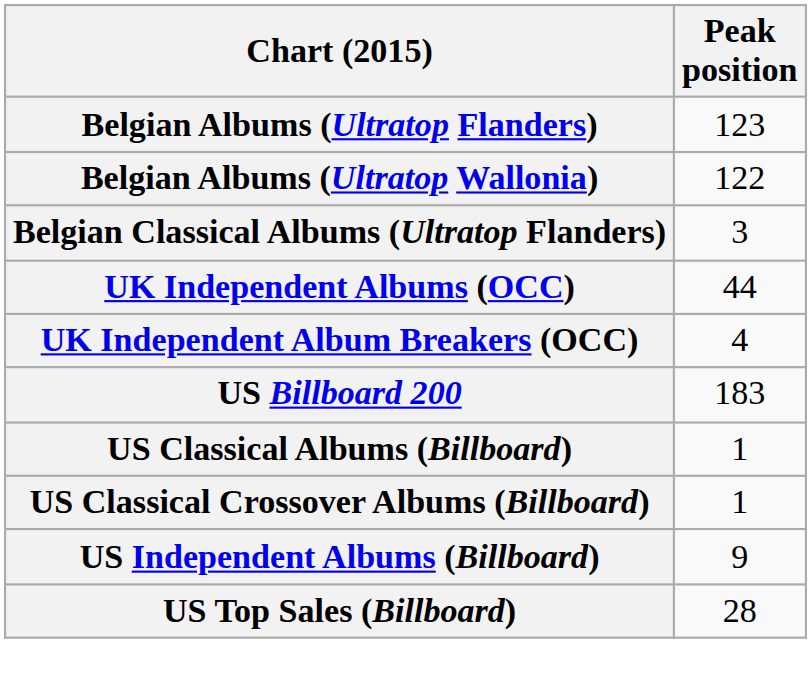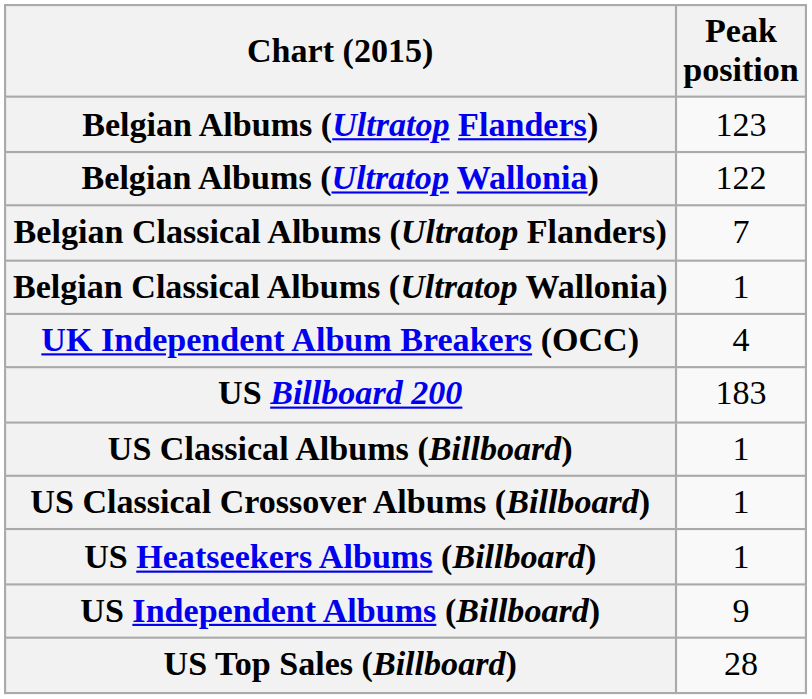(740, 232) 3 -> (741, 232) 7
+ row: (340, 286)
- row: (340, 286)
+ row: (340, 556)
